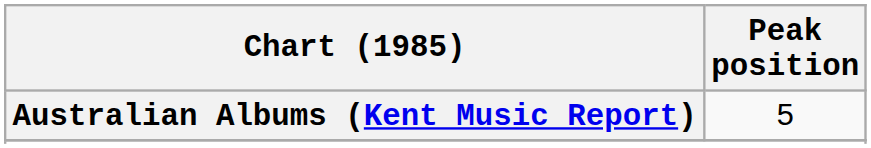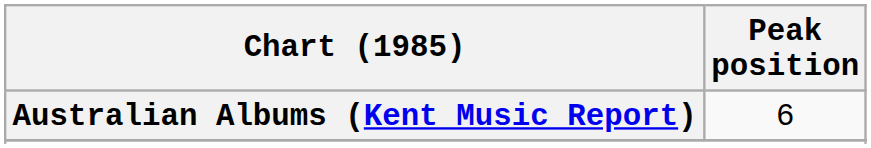(785, 116) 5 -> (785, 116) 6
